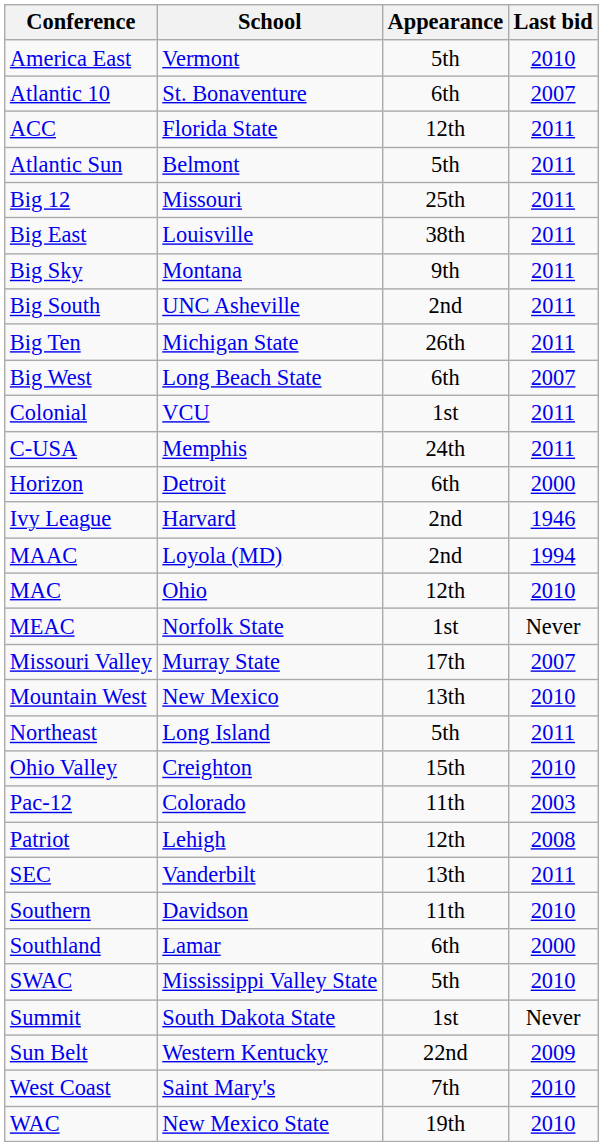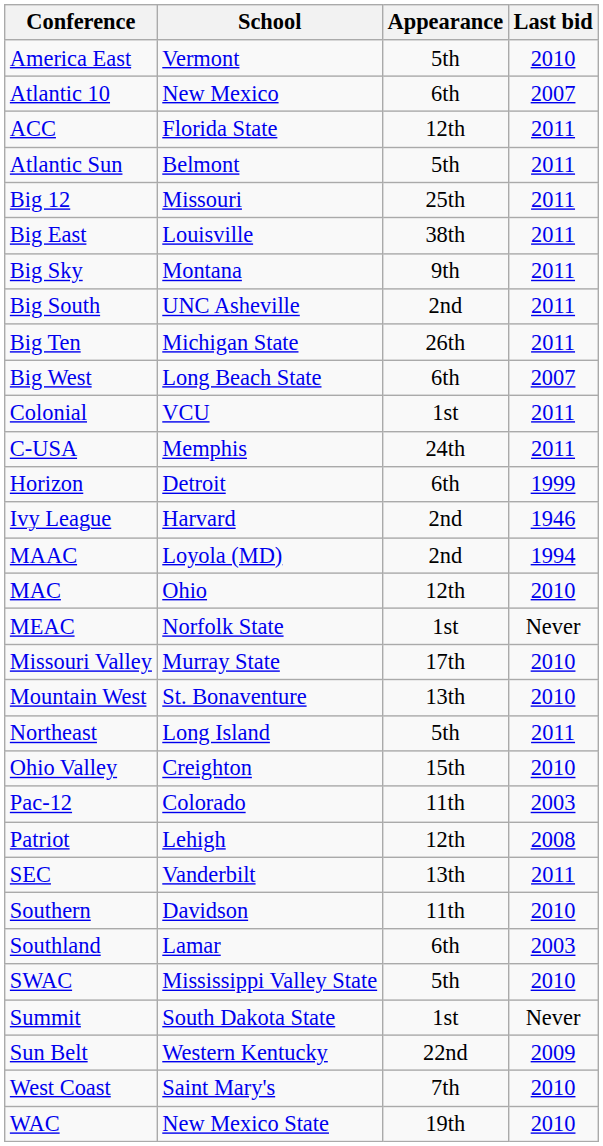(234, 93) St. Bonaventure -> (220, 93) New Mexico
(553, 484) 2000 -> (553, 484) 1999
(553, 661) 2007 -> (553, 661) 2010
(220, 697) New Mexico -> (234, 697) St. Bonaventure
(553, 945) 2000 -> (553, 945) 2003
